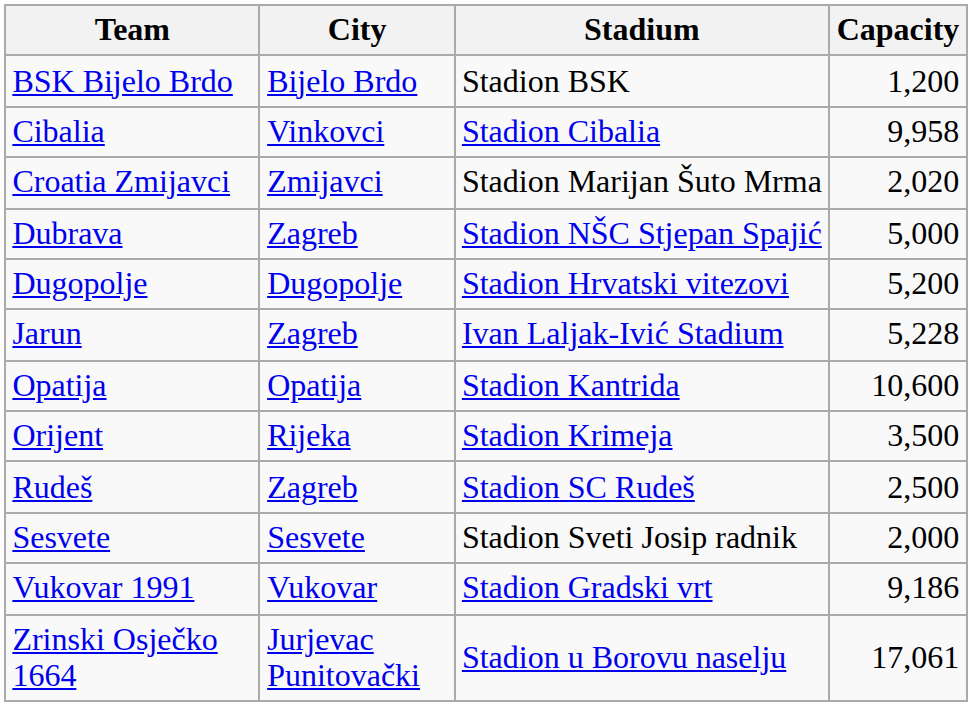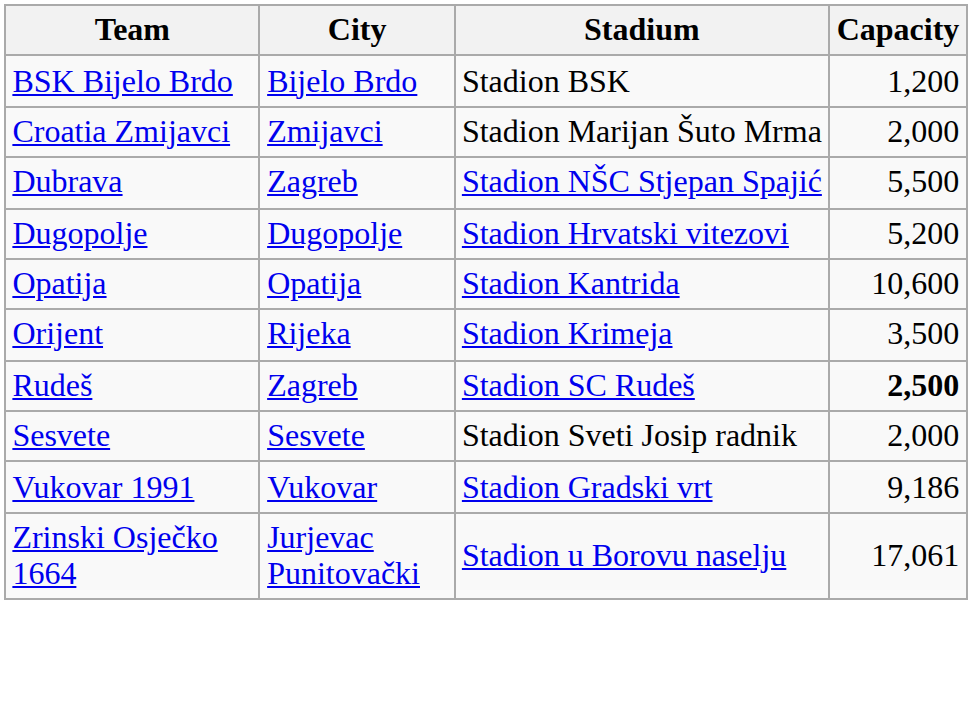- row: (59, 131)
(923, 182) 2,020 -> (923, 131) 2,000
(923, 232) 5,000 -> (923, 182) 5,500
- row: (47, 334)
(923, 486) normal -> (923, 385) bold
